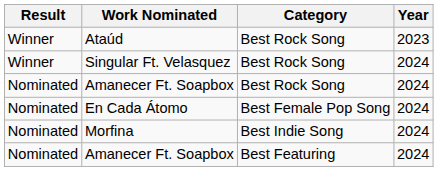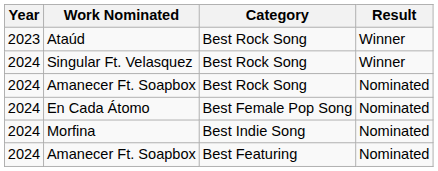columns swapped: (413, 16) <-> (43, 16)
